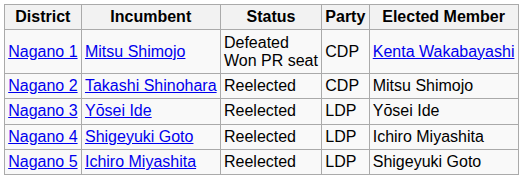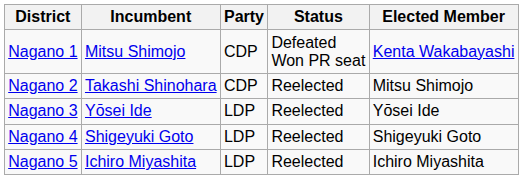columns swapped: (345, 17) <-> (271, 17)
(428, 136) Ichiro Miyashita -> (427, 136) Shigeyuki Goto
(427, 162) Shigeyuki Goto -> (428, 162) Ichiro Miyashita
